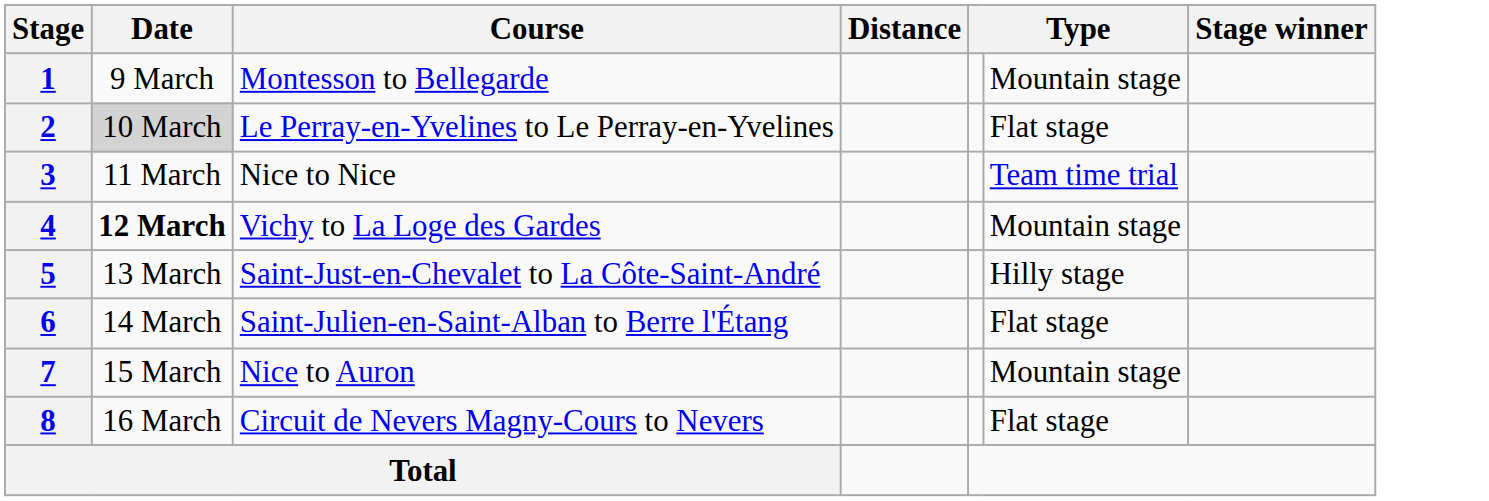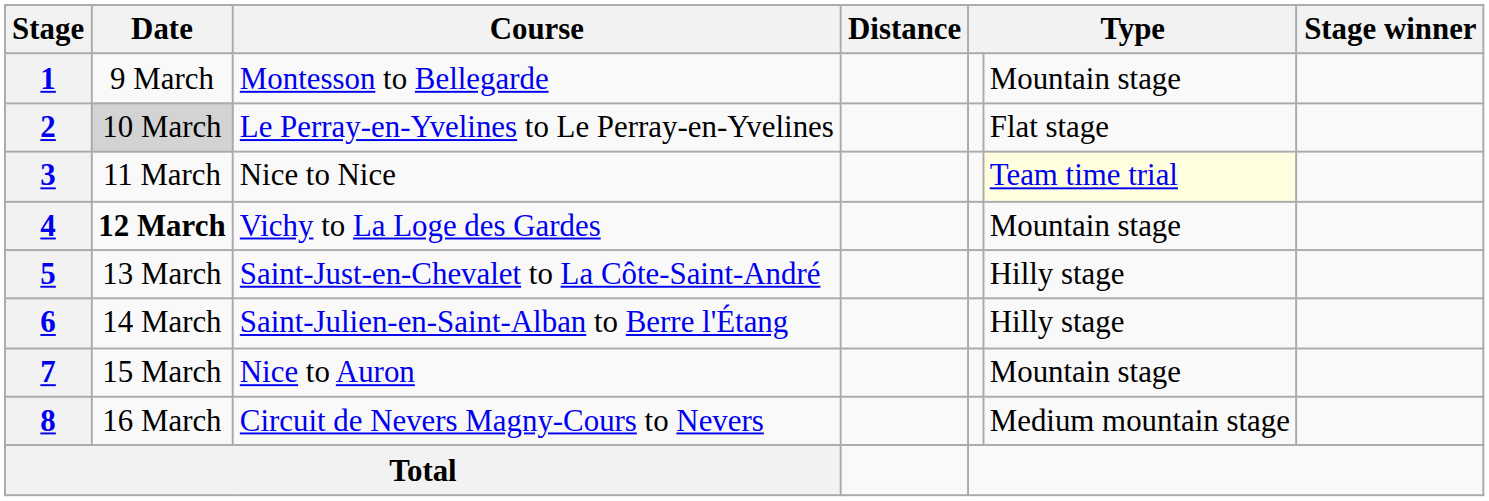(1084, 175) no background -> (1084, 175) lightyellow background
(1049, 322) Flat stage -> (1057, 322) Hilly stage
(1049, 420) Flat stage -> (1140, 420) Medium mountain stage
